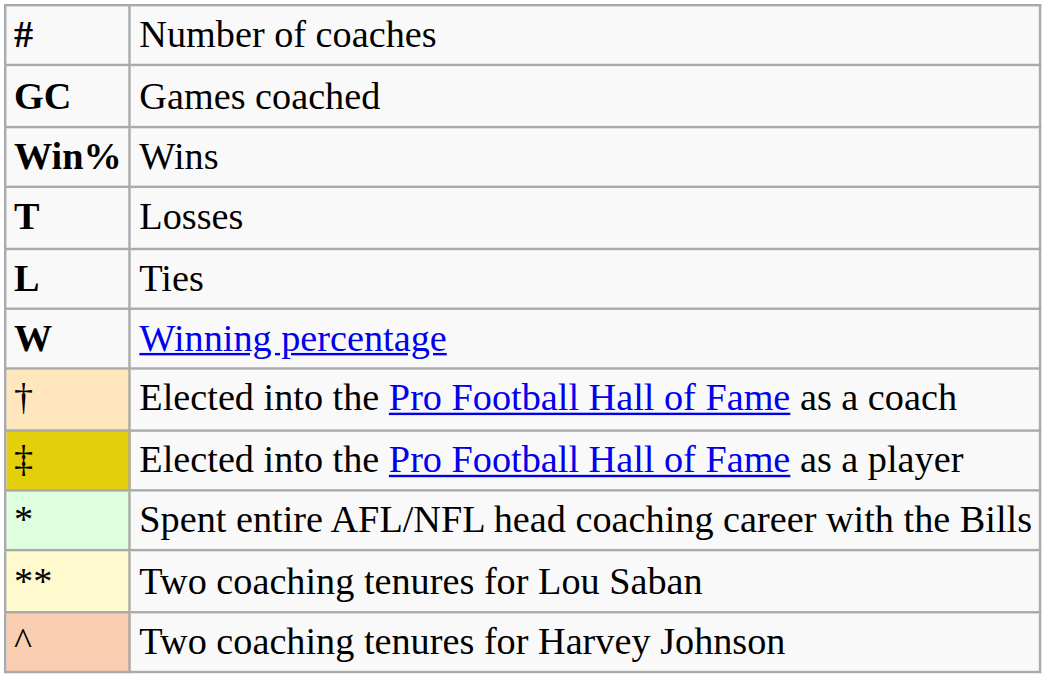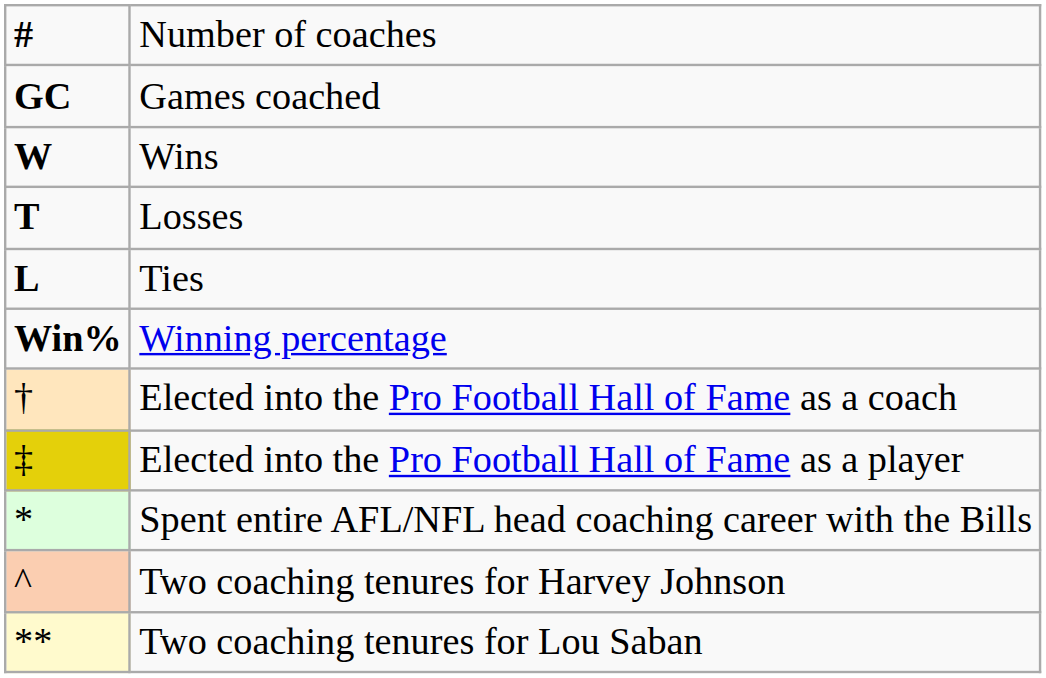(68, 156) Win% -> (33, 156) W
(33, 338) W -> (68, 338) Win%
rows swapped: (421, 580) <-> (462, 641)
